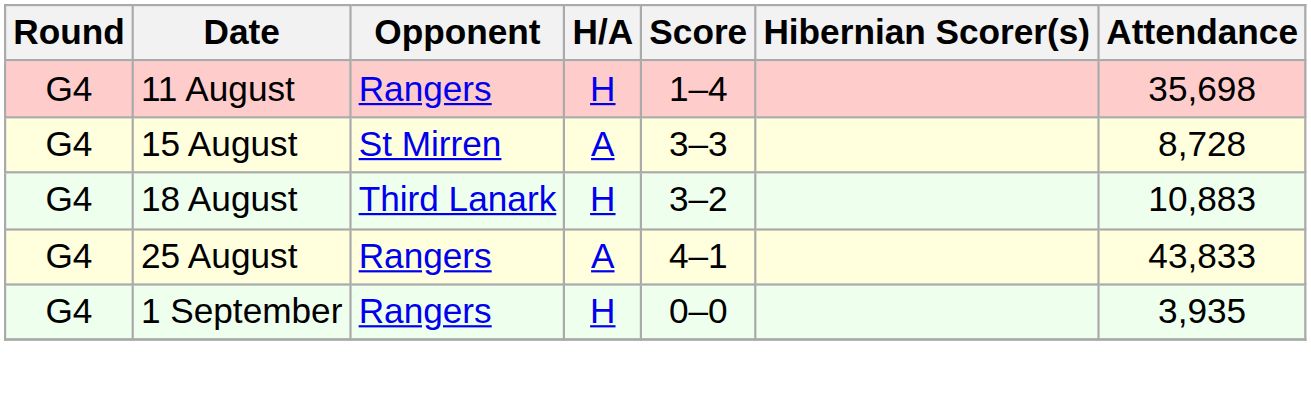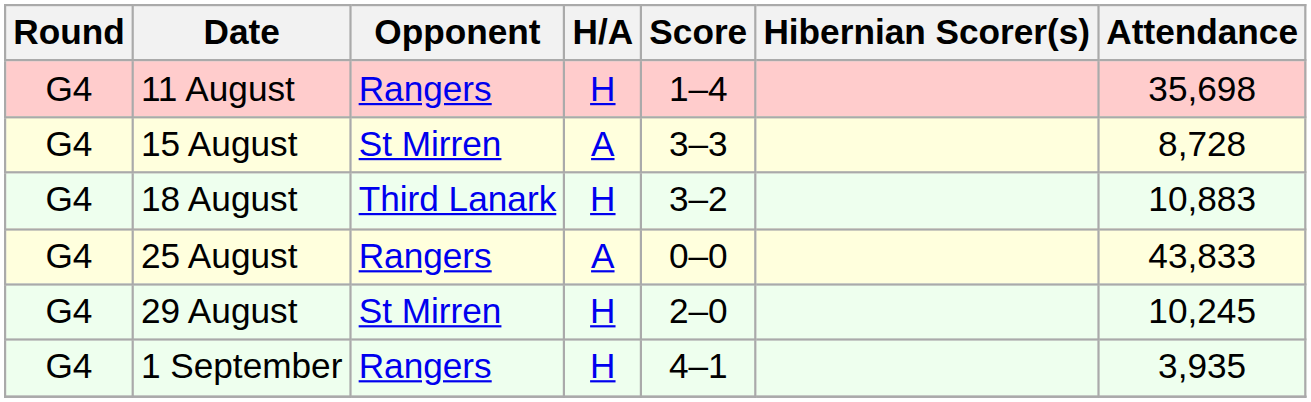(698, 255) 4–1 -> (698, 255) 0–0
+ row: (219, 311)
(698, 311) 0–0 -> (698, 367) 4–1
